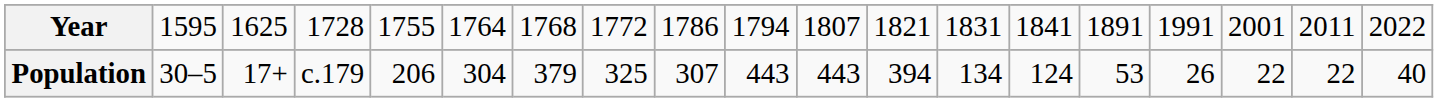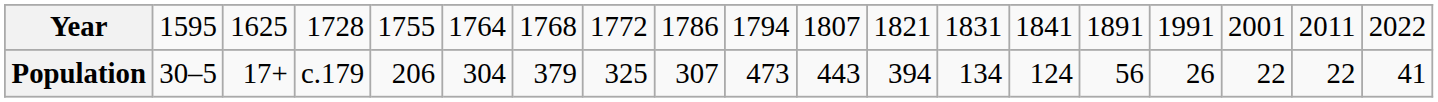(768, 73) 443 -> (768, 73) 473
(1129, 73) 53 -> (1129, 73) 56
(1412, 73) 40 -> (1412, 73) 41
